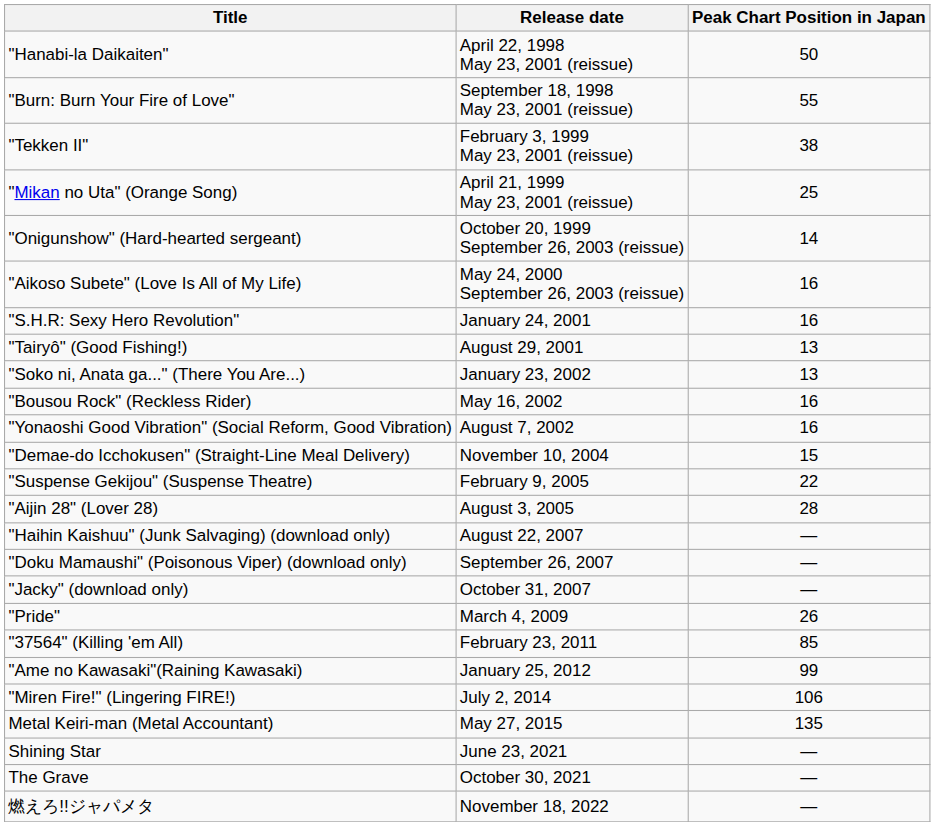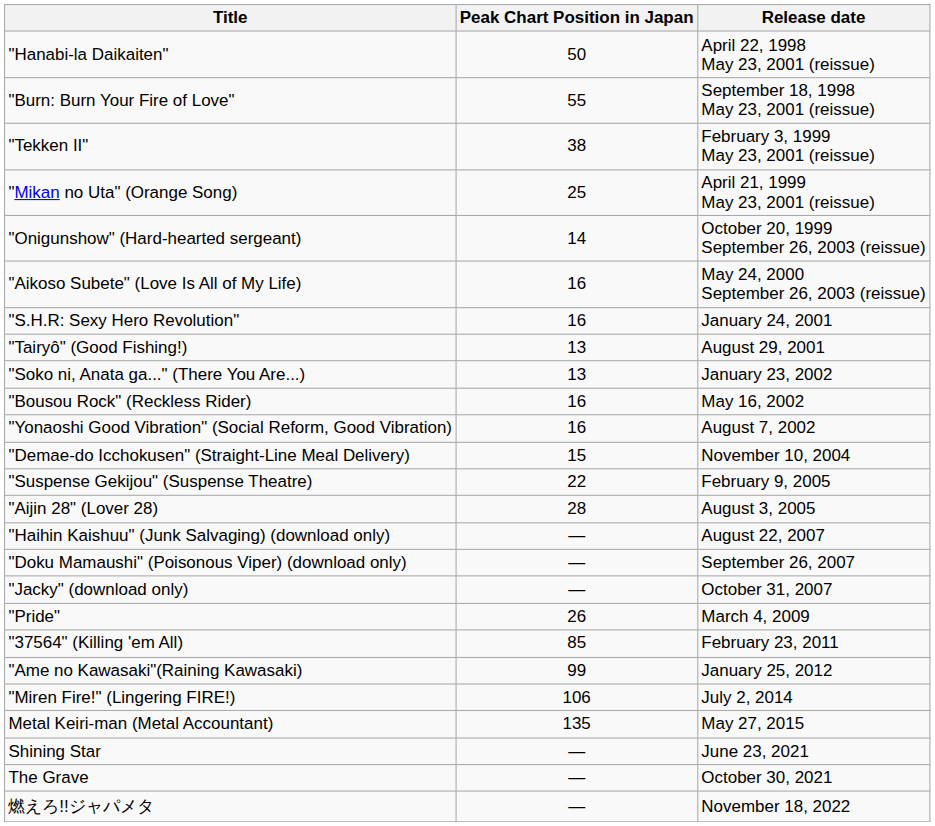columns swapped: (572, 17) <-> (809, 17)
